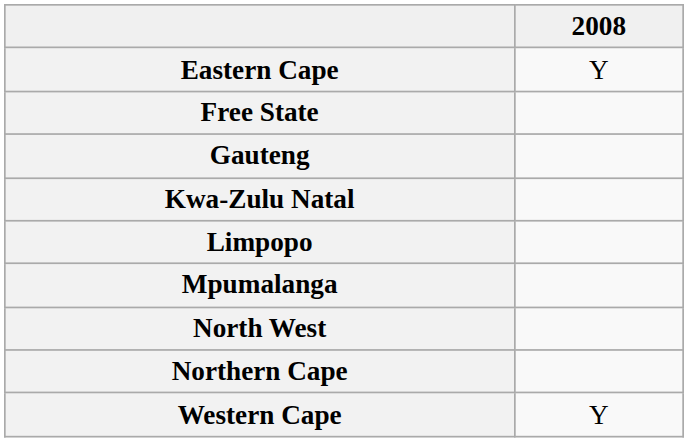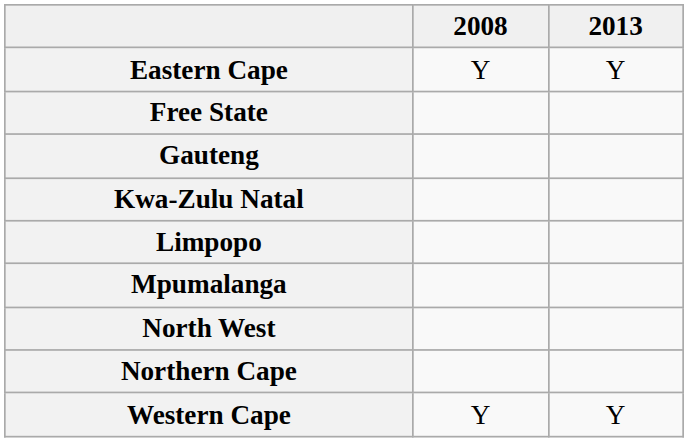+ column: (616, 26)
